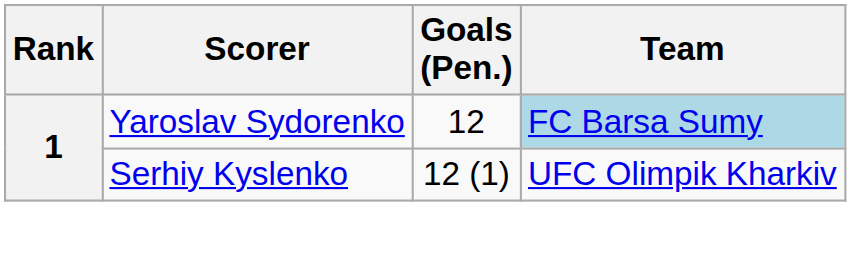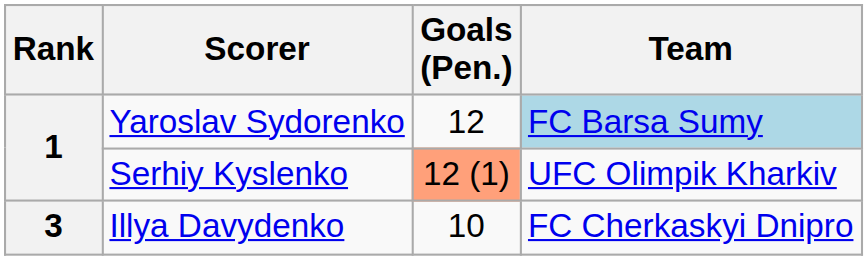(466, 173) no background -> (466, 173) lightsalmon background
+ row: (227, 226)
